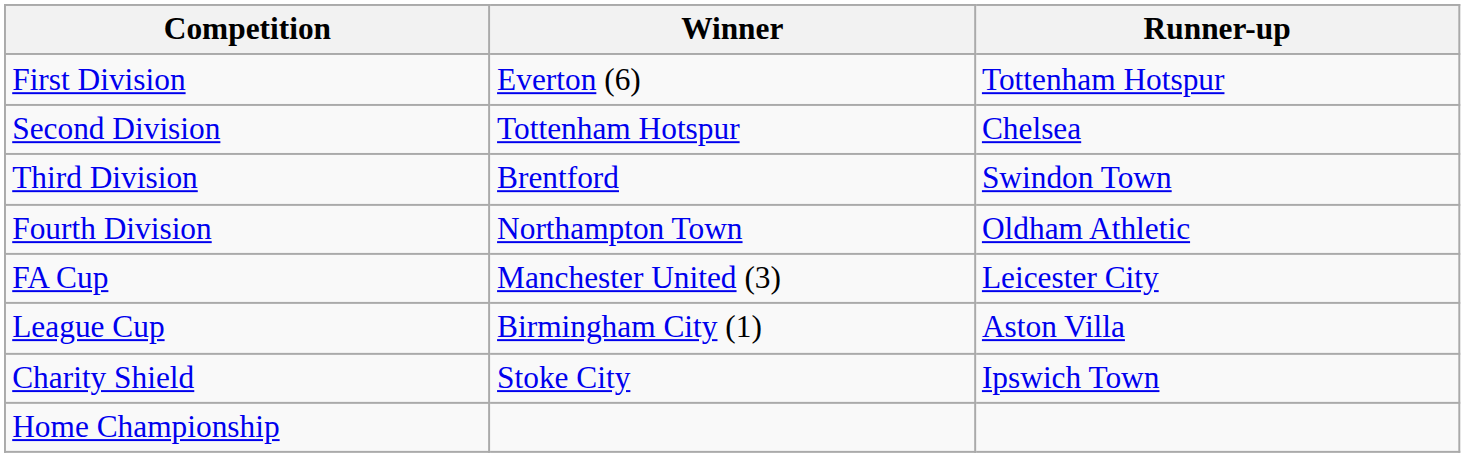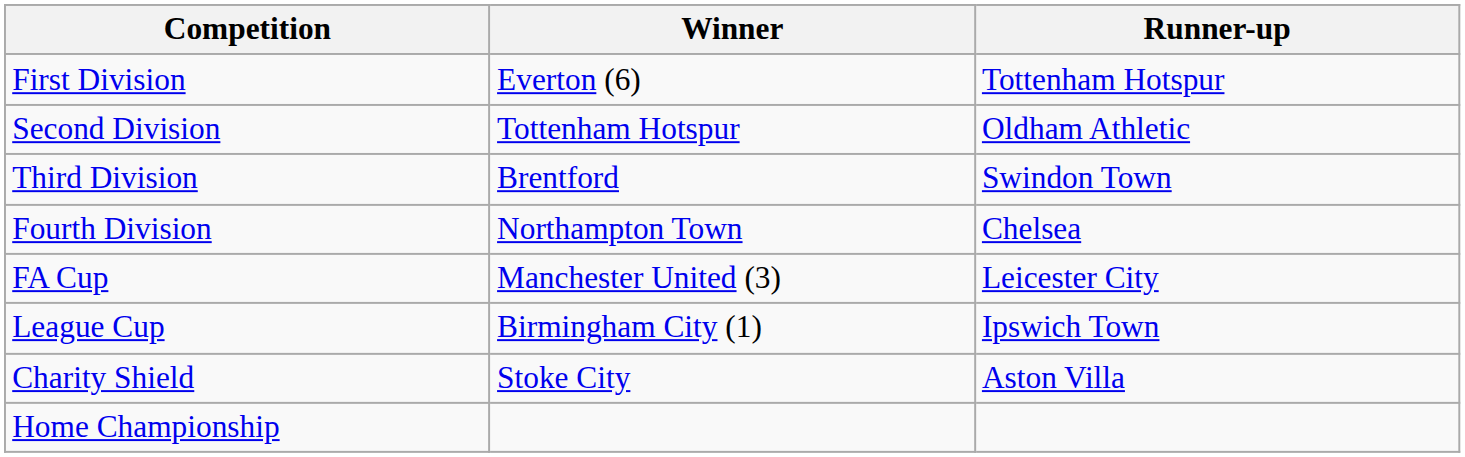(1032, 128) Chelsea -> (1086, 128) Oldham Athletic
(1086, 228) Oldham Athletic -> (1032, 228) Chelsea
(1053, 327) Aston Villa -> (1071, 327) Ipswich Town
(1071, 377) Ipswich Town -> (1053, 377) Aston Villa
